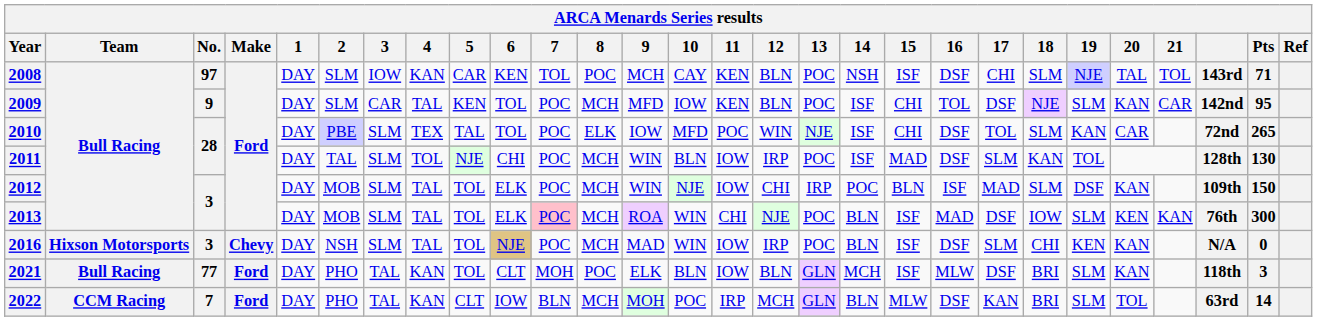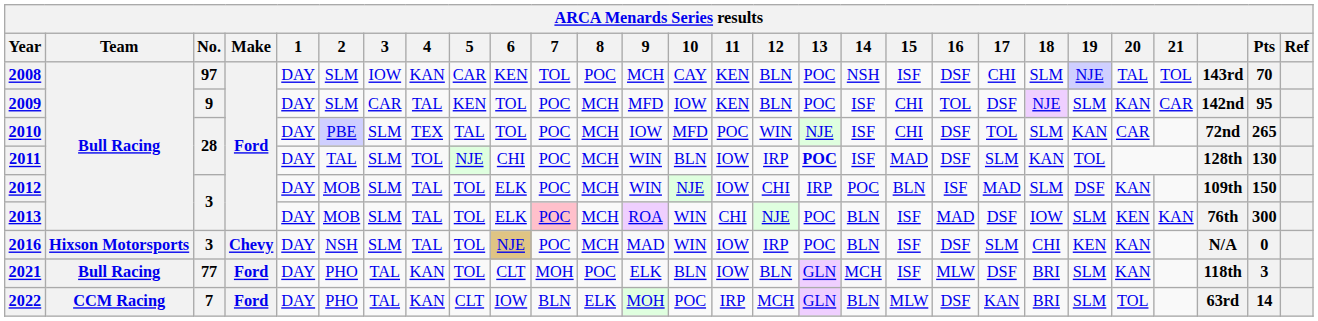(1263, 75) 71 -> (1264, 75) 70
(600, 131) ELK -> (600, 131) MCH
(819, 159) normal -> (819, 159) bold
(600, 301) MCH -> (600, 301) ELK
